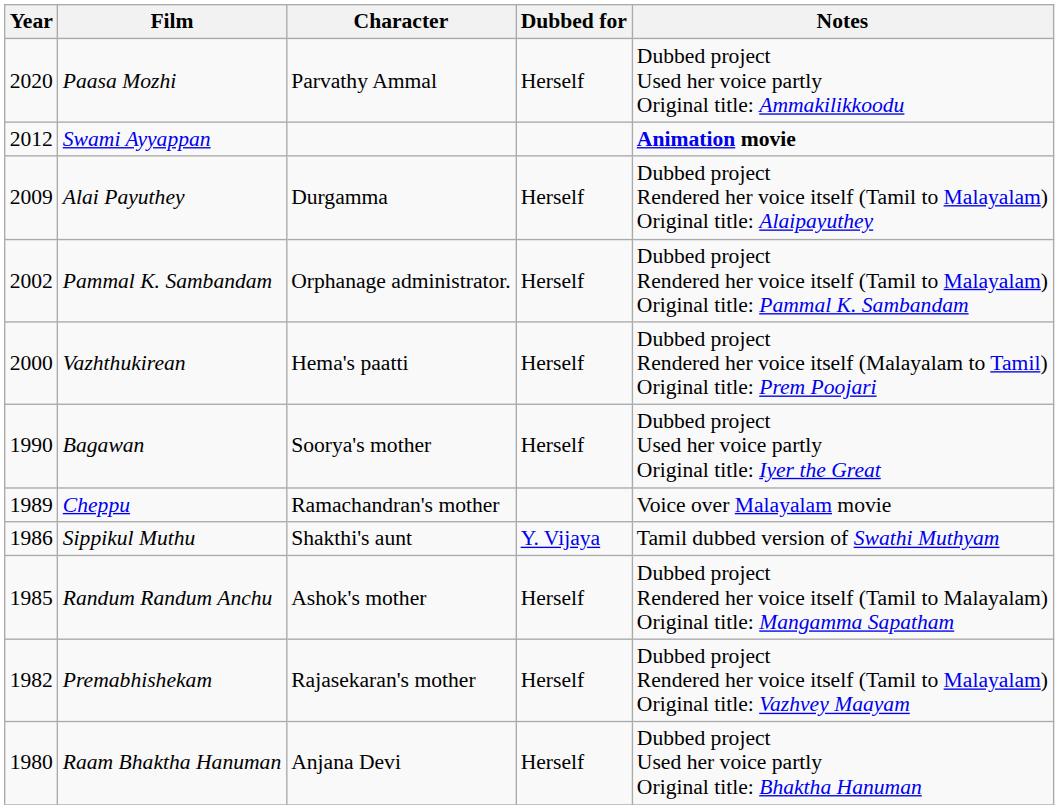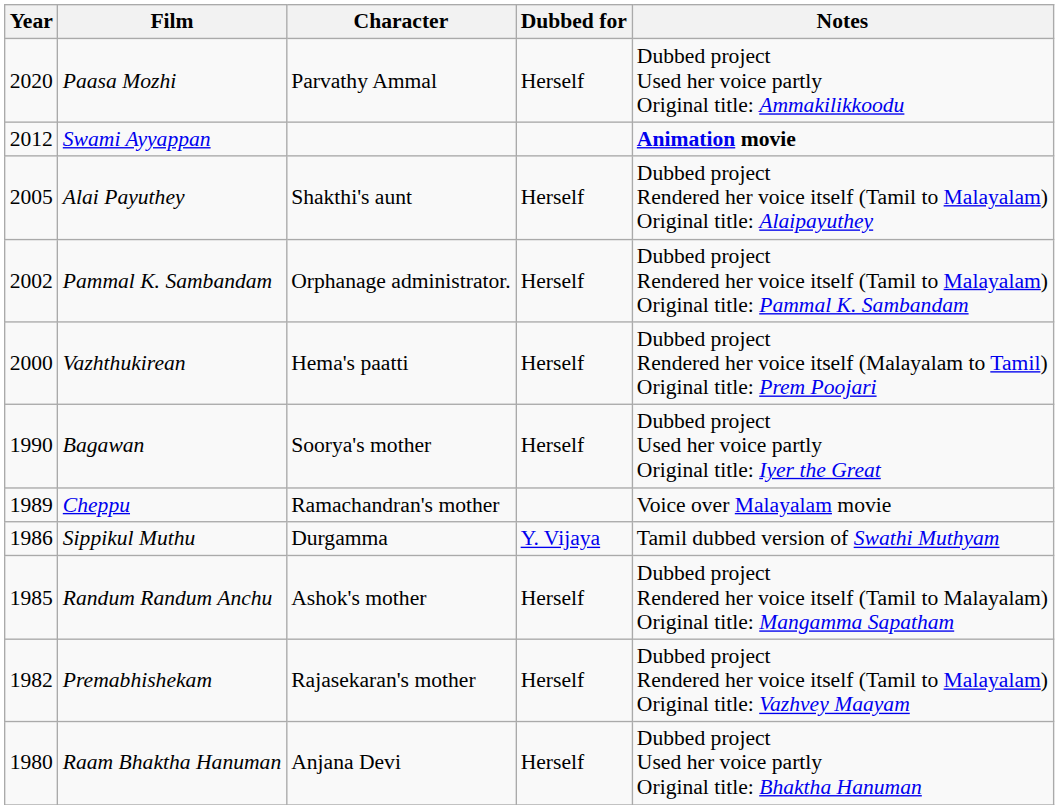(31, 197) 2009 -> (31, 197) 2005
(340, 197) Durgamma -> (352, 197) Shakthi's aunt
(352, 538) Shakthi's aunt -> (340, 538) Durgamma
